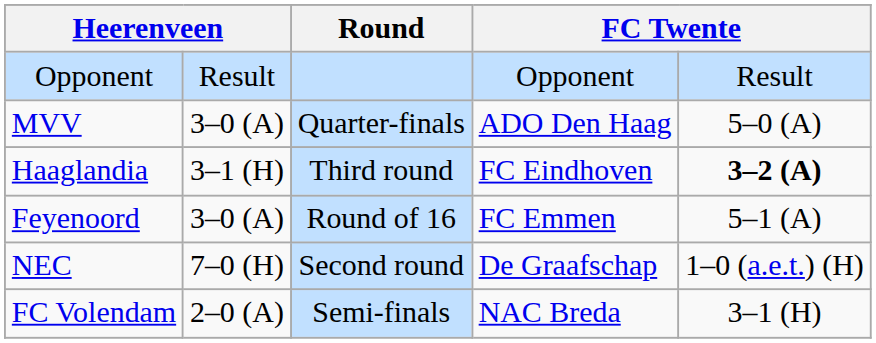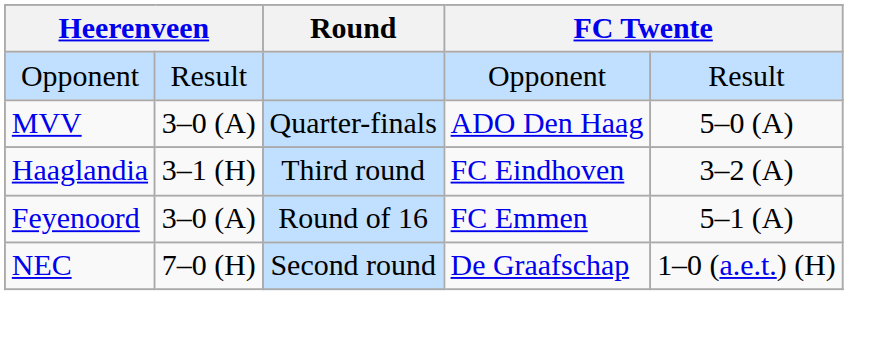(775, 170) bold -> (746, 170) normal
- row: (94, 312)
